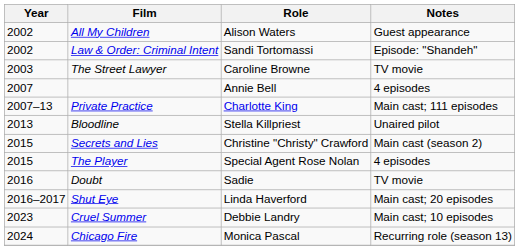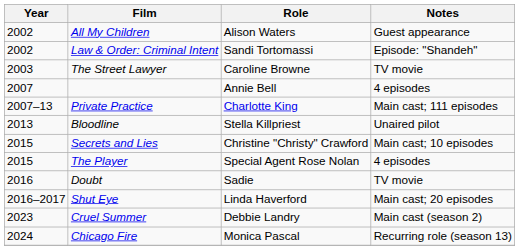(428, 143) Main cast (season 2) -> (433, 143) Main cast; 10 episodes
(433, 217) Main cast; 10 episodes -> (428, 217) Main cast (season 2)
